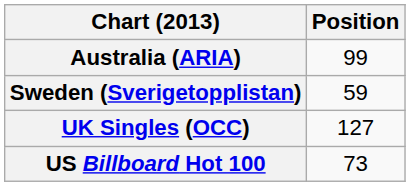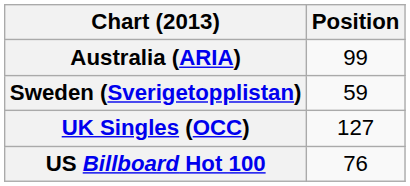(356, 163) 73 -> (356, 163) 76
